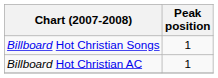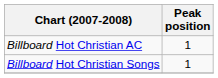rows swapped: (83, 45) <-> (75, 63)
